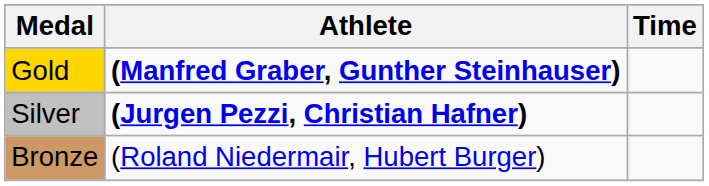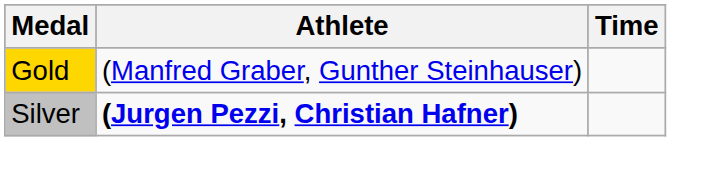(366, 69) bold -> (342, 69) normal
- row: (55, 157)
